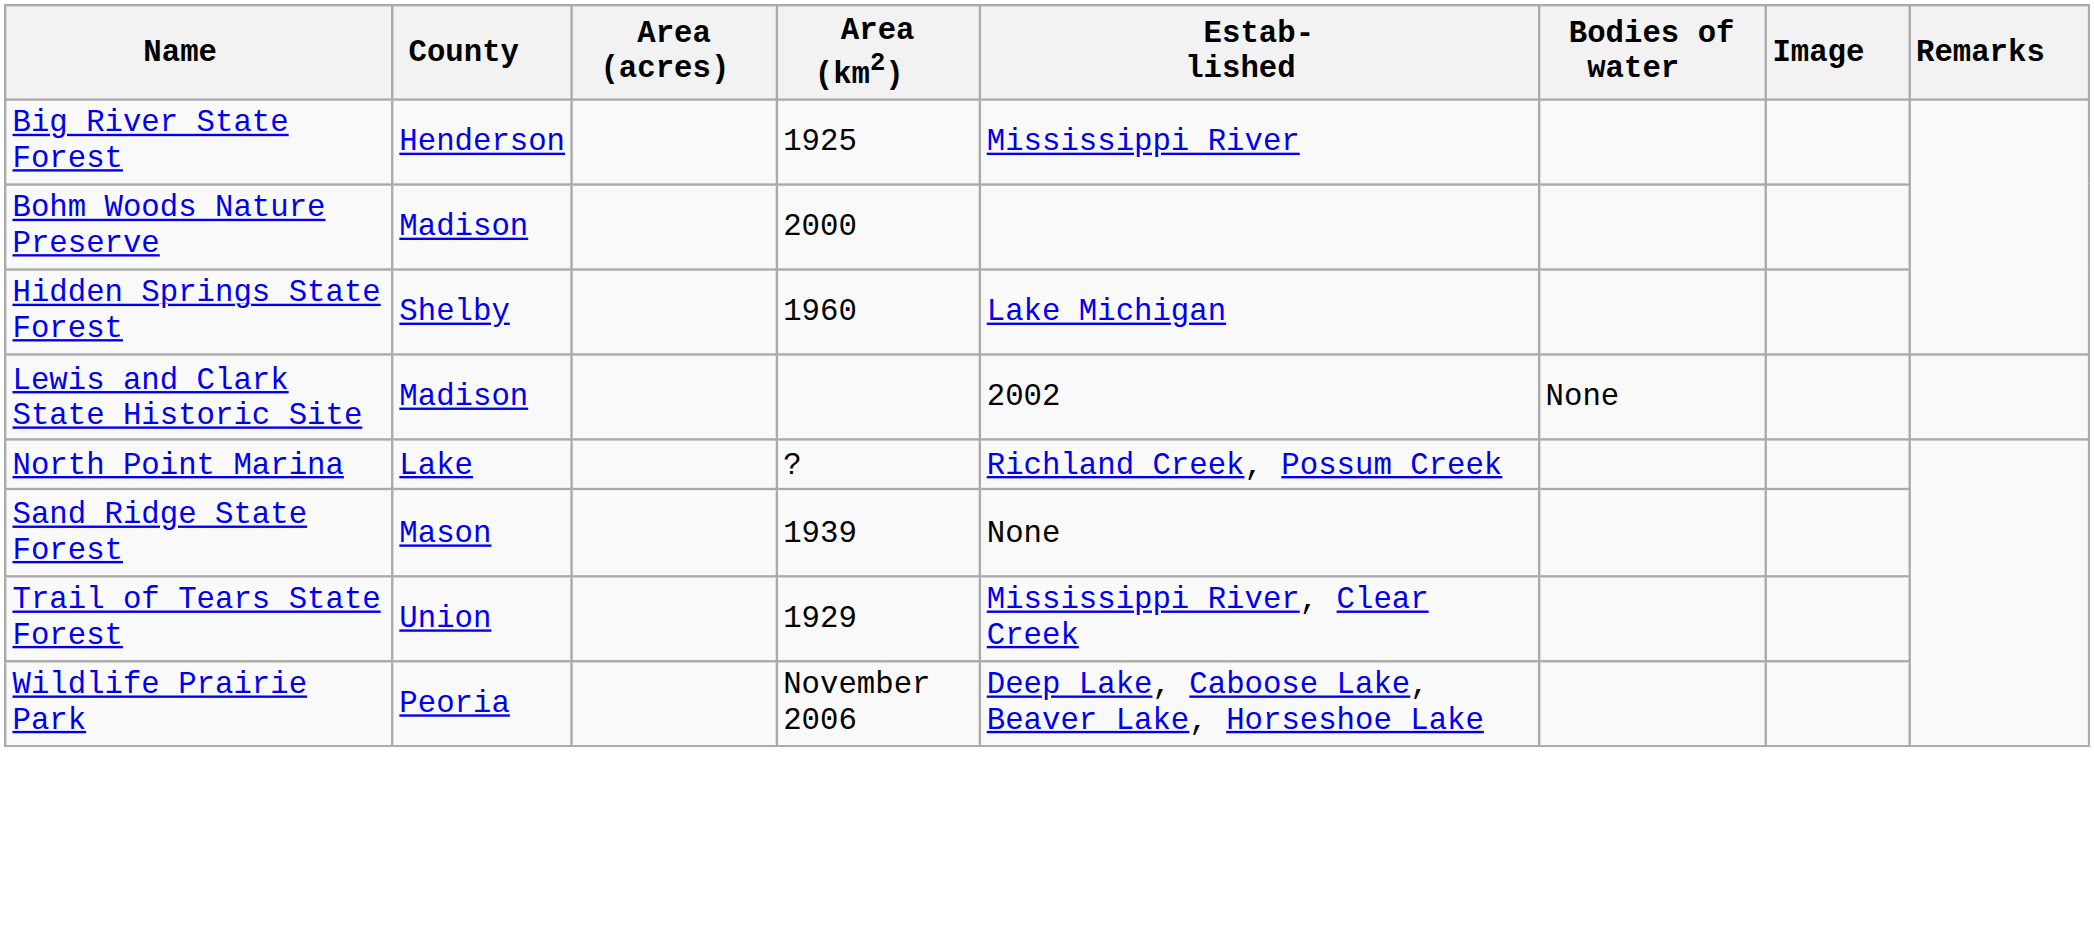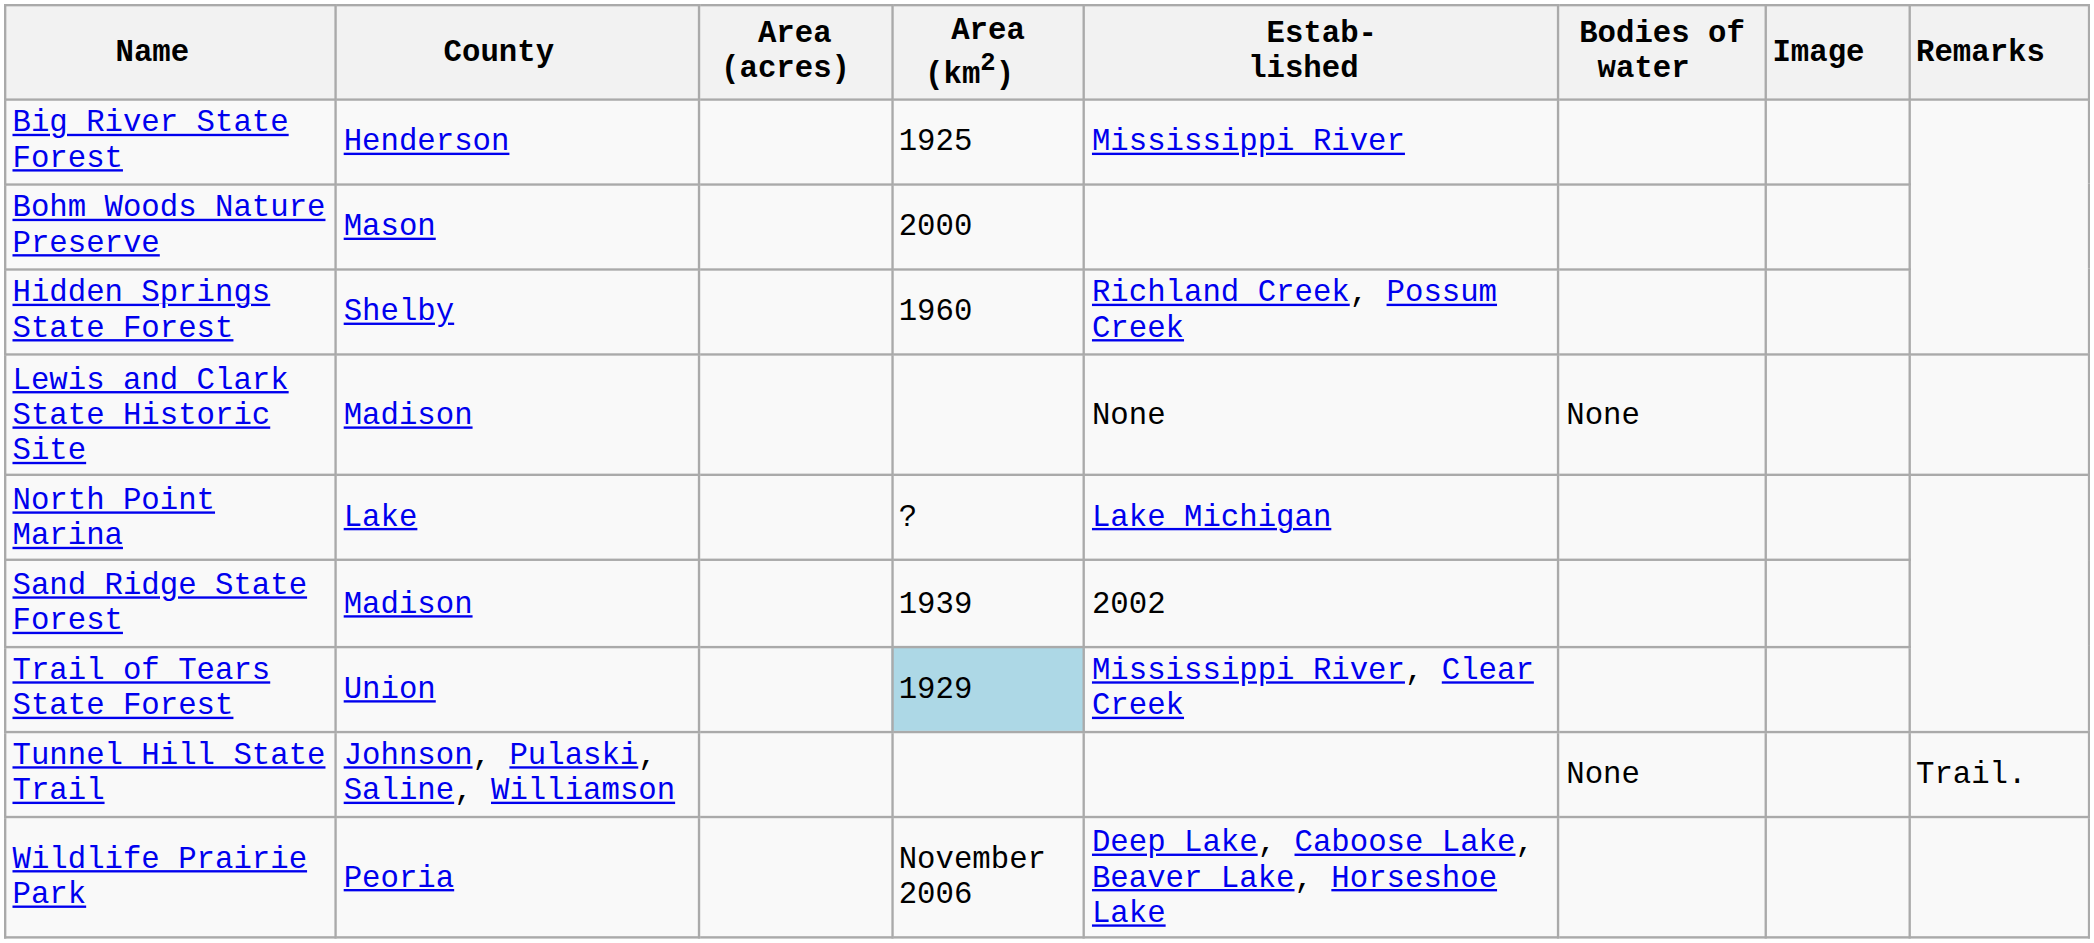(464, 227) Madison -> (390, 227) Mason
(1106, 312) Lake Michigan -> (1294, 312) Richland Creek, Possum Creek
(1024, 397) 2002 -> (1129, 415) None
(1245, 465) Richland Creek, Possum Creek -> (1212, 518) Lake Michigan
(445, 533) Mason -> (408, 604) Madison
(1024, 533) None -> (1129, 604) 2002
(820, 618) no background -> (936, 689) lightblue background
+ row: (169, 774)
